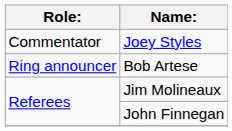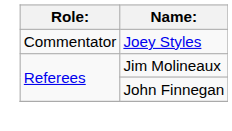- row: (161, 65)
